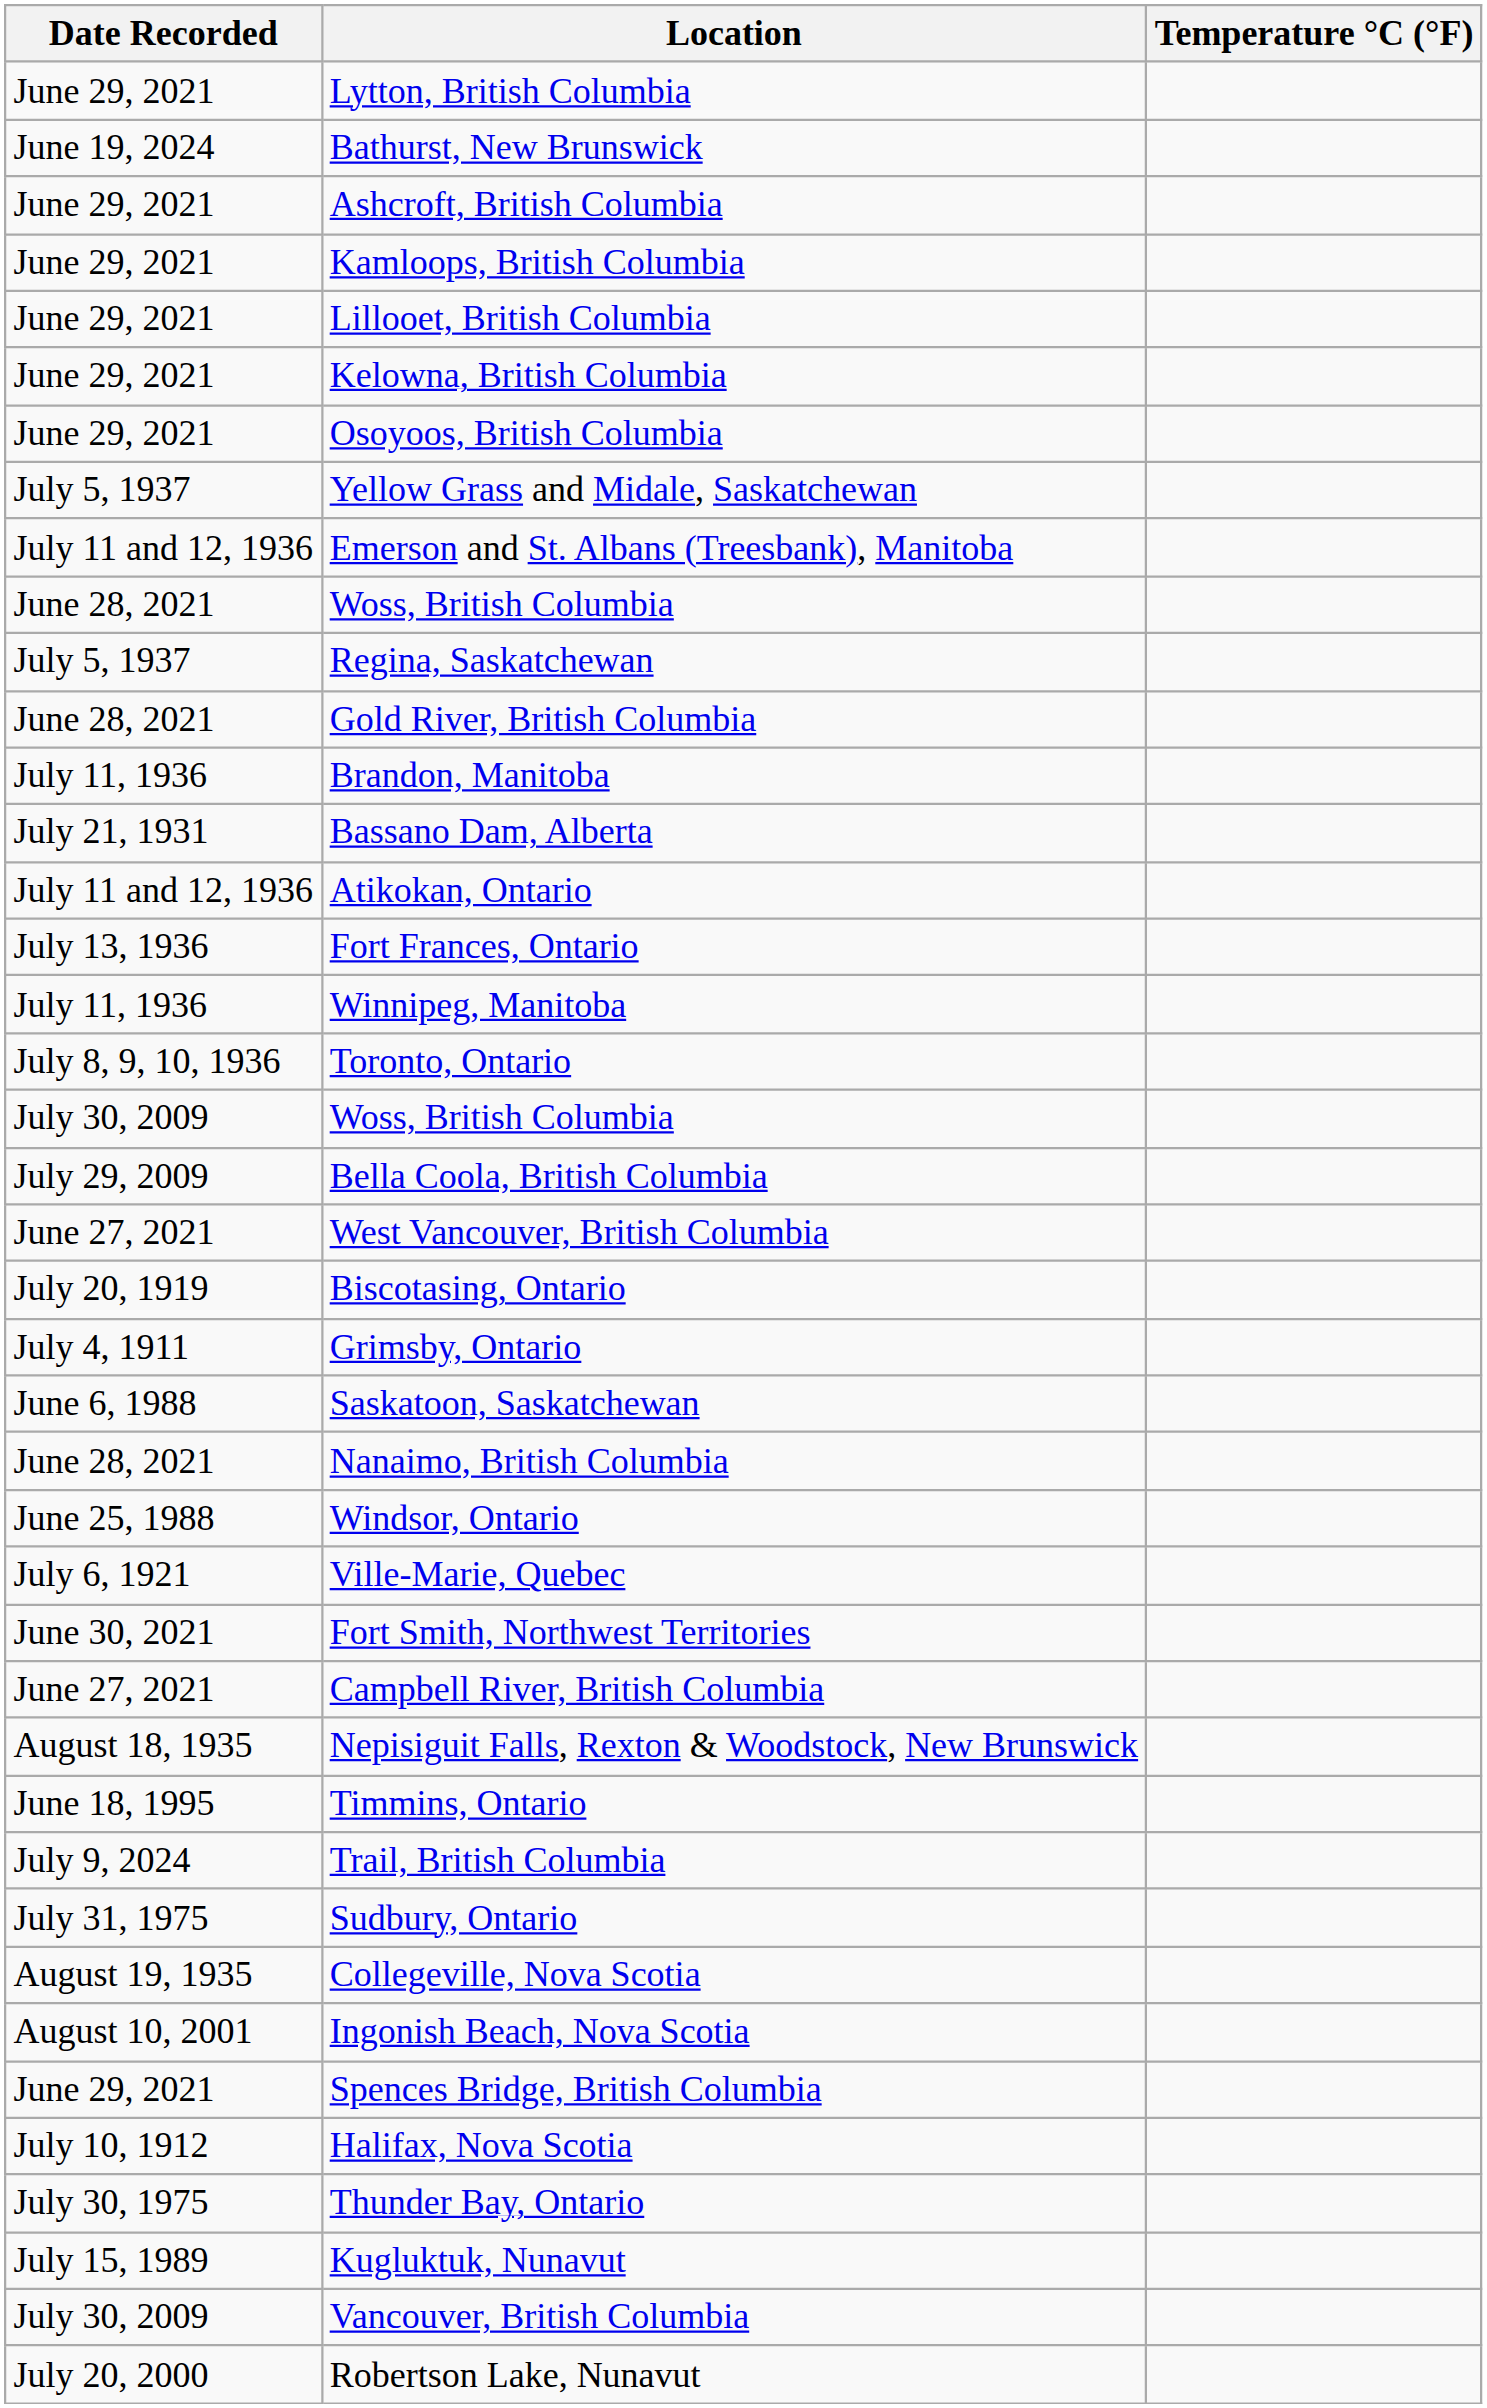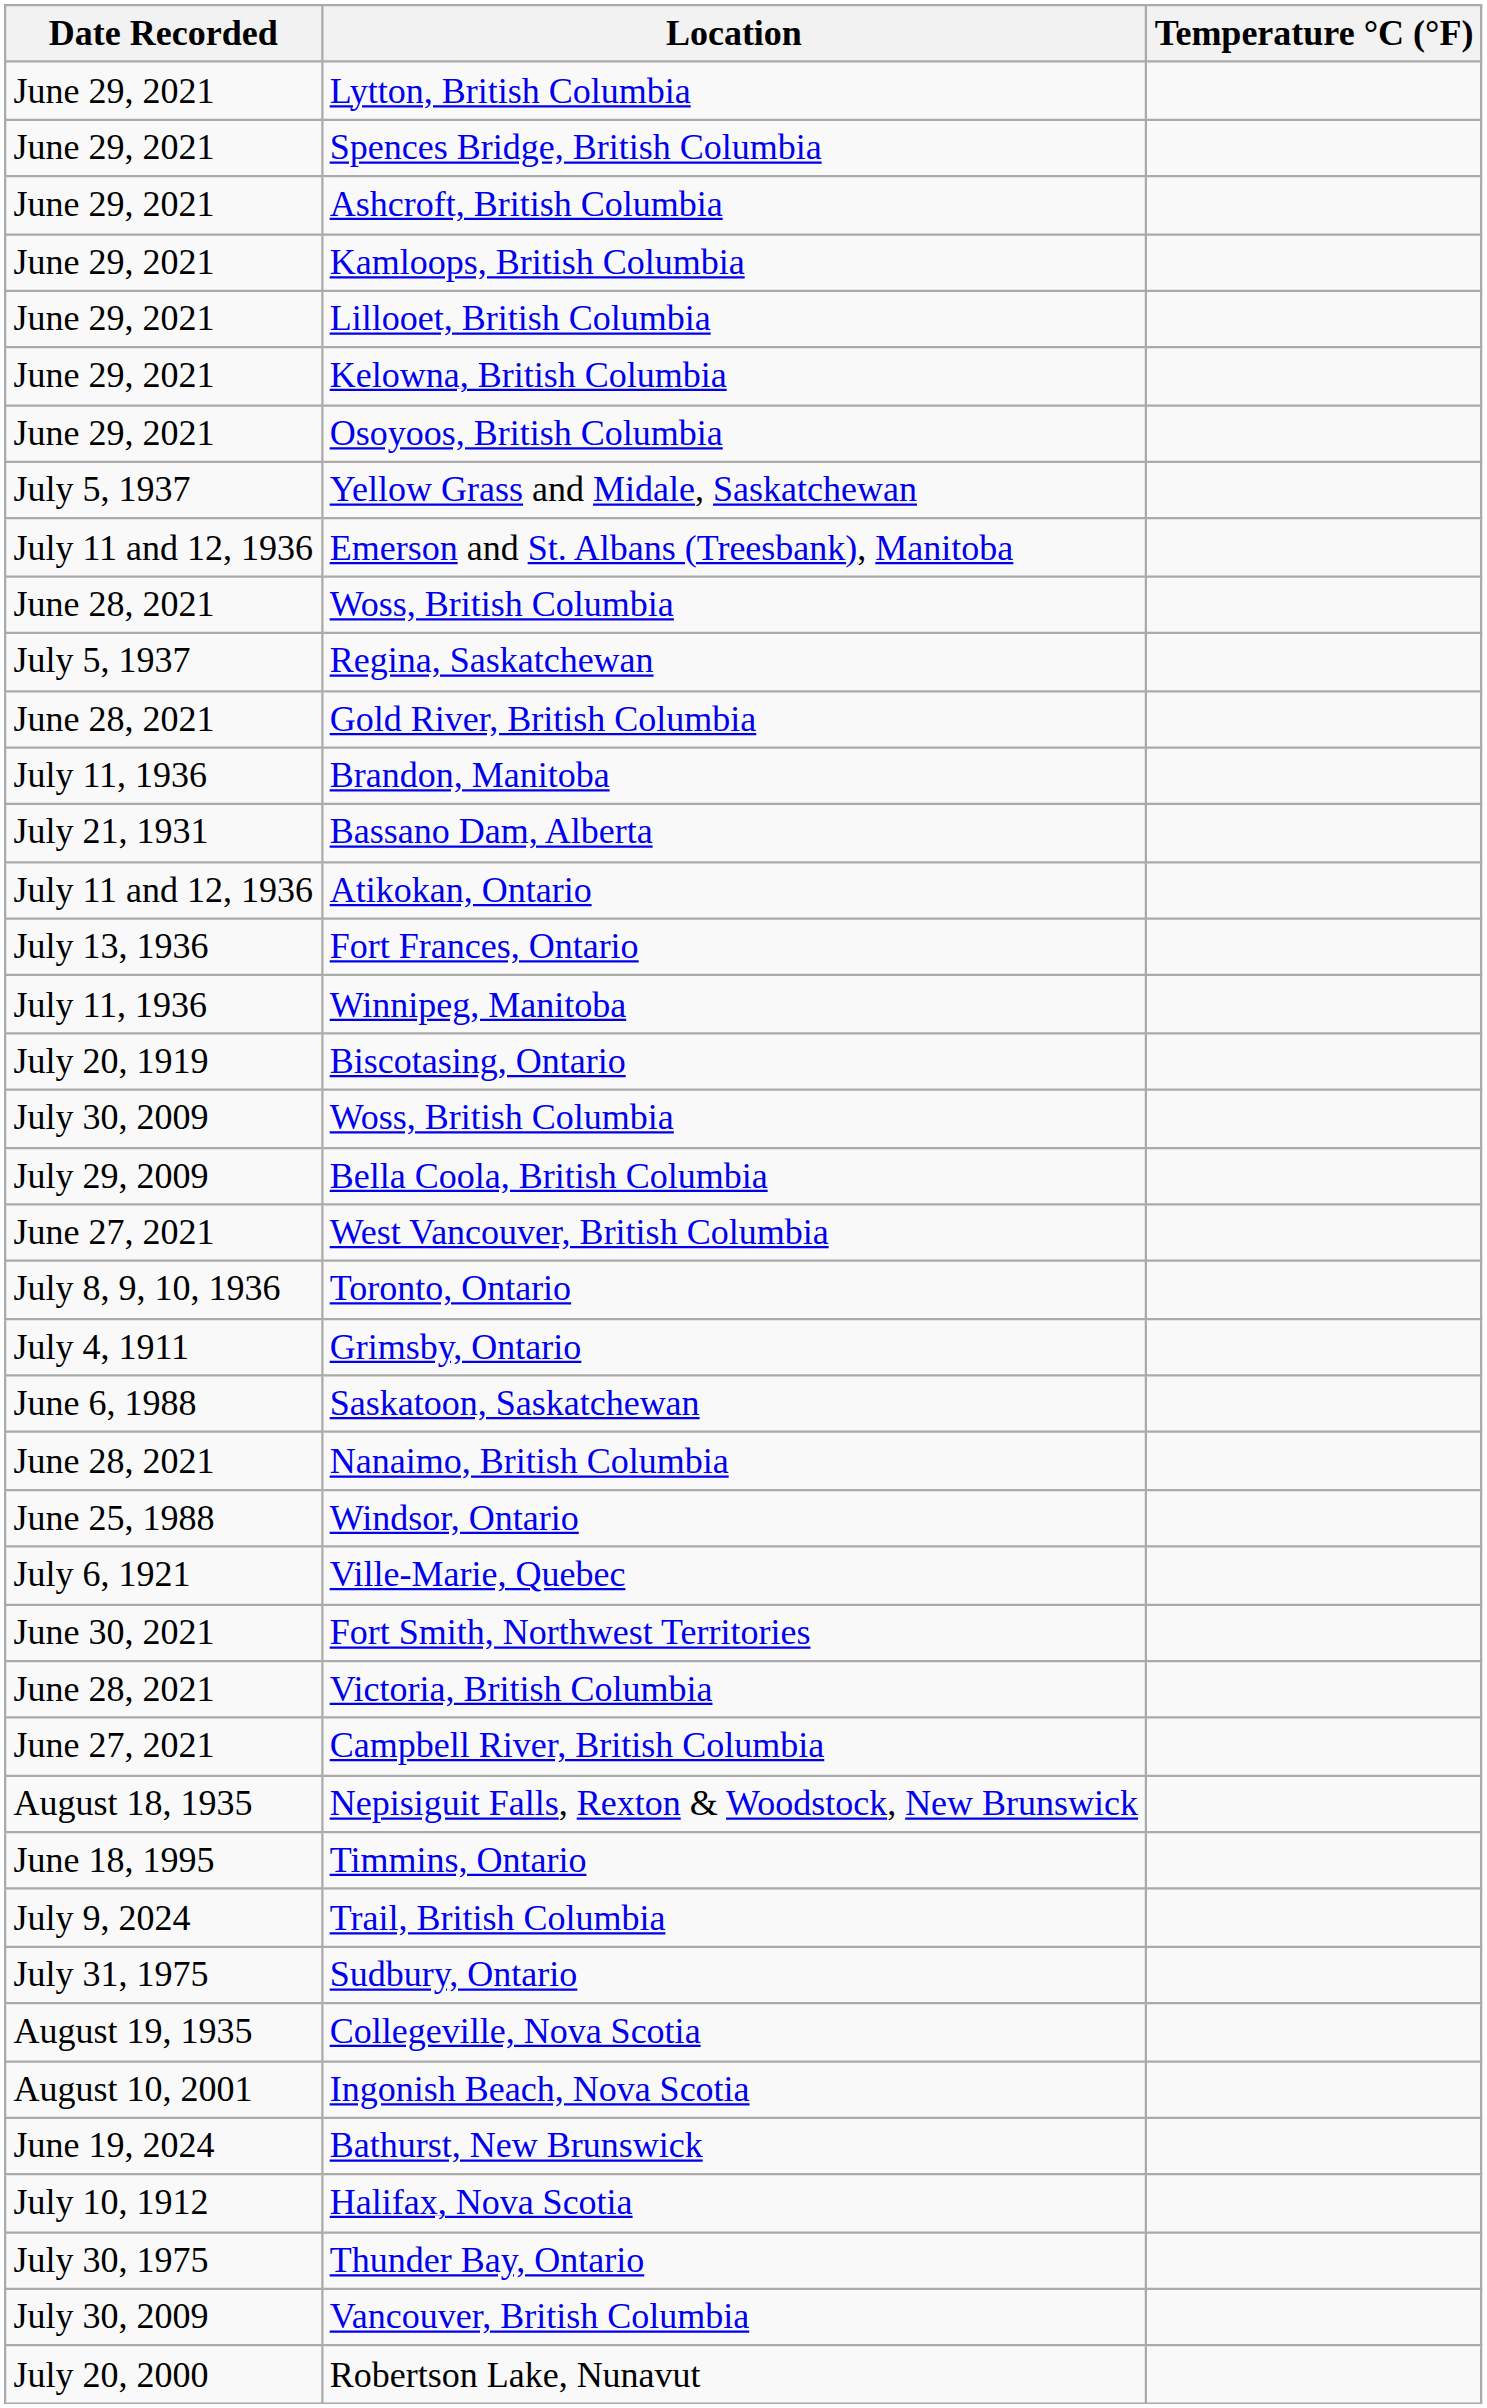rows swapped: (114, 2088) <-> (114, 147)
rows swapped: (111, 1289) <-> (147, 1060)
+ row: (114, 1688)
- row: (111, 2259)
